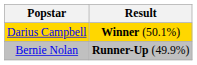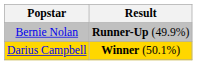rows swapped: (47, 50) <-> (47, 32)
